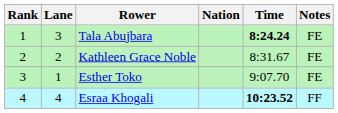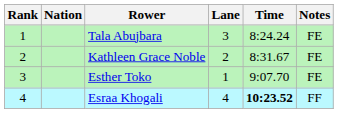columns swapped: (58, 14) <-> (221, 14)
(269, 35) bold -> (269, 35) normal
